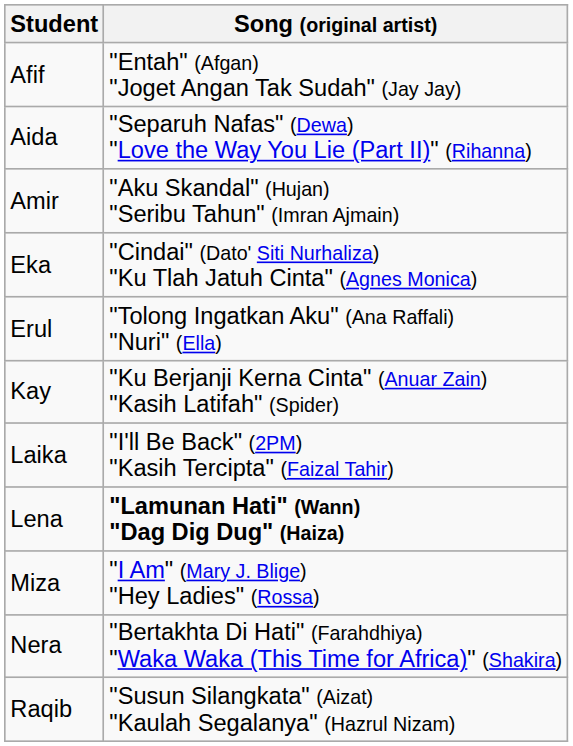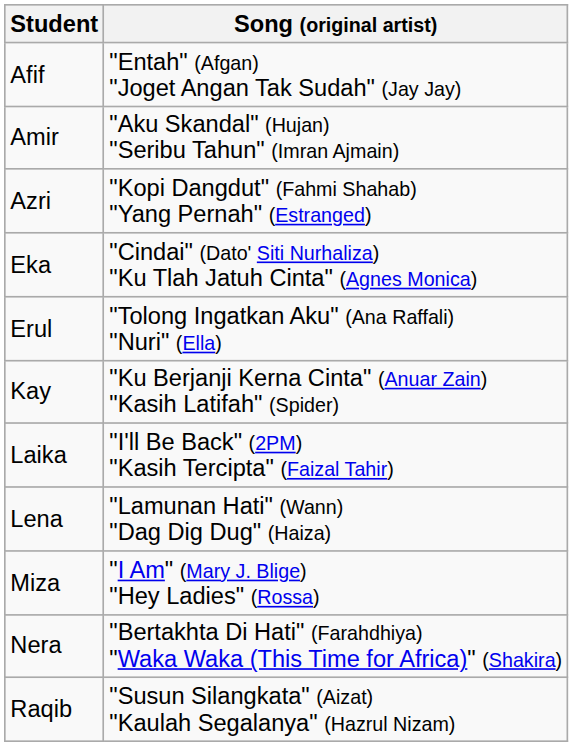- row: (34, 138)
+ row: (31, 201)
(235, 519) bold -> (226, 519) normal
